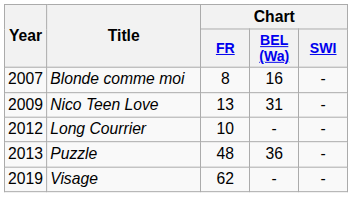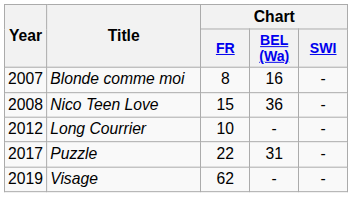(26, 104) 2009 -> (26, 104) 2008
(225, 104) 13 -> (225, 104) 15
(274, 104) 31 -> (274, 104) 36
(26, 154) 2013 -> (26, 154) 2017
(225, 154) 48 -> (225, 154) 22
(274, 154) 36 -> (274, 154) 31
